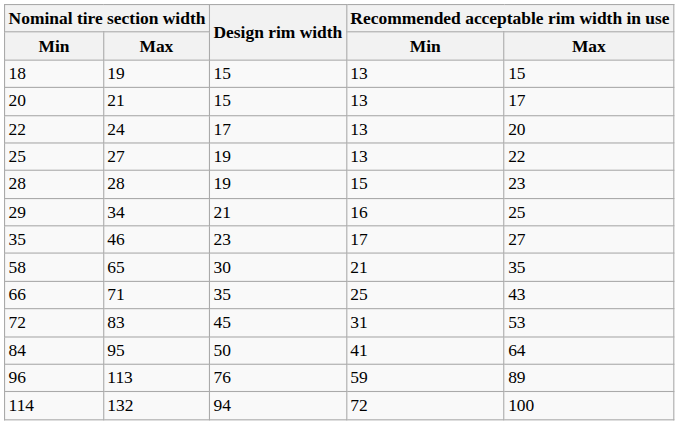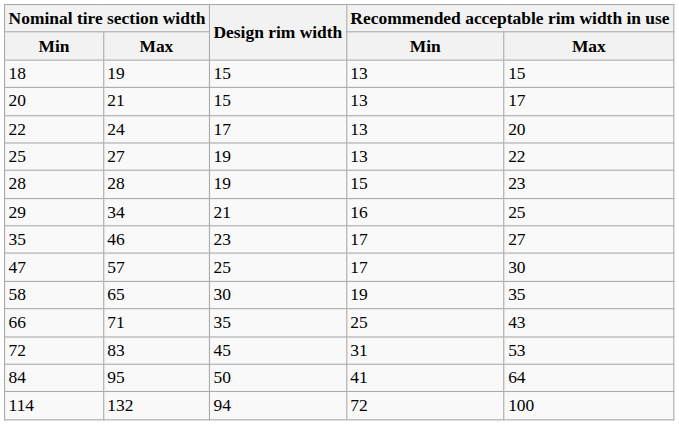+ row: (17, 267)
(359, 267) 21 -> (359, 294) 19
- row: (17, 377)
